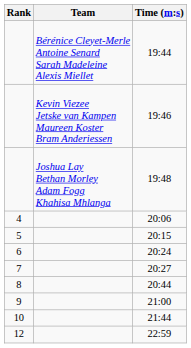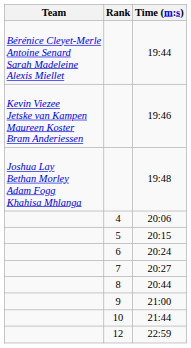columns swapped: (19, 12) <-> (83, 12)
